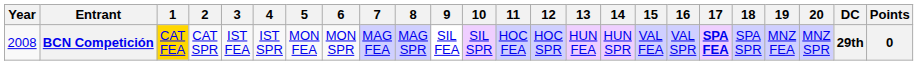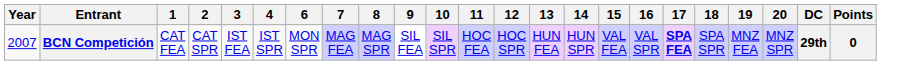- column: (304, 14)
(22, 42) 2008 -> (22, 42) 2007
(173, 42) gold background -> (173, 42) no background
